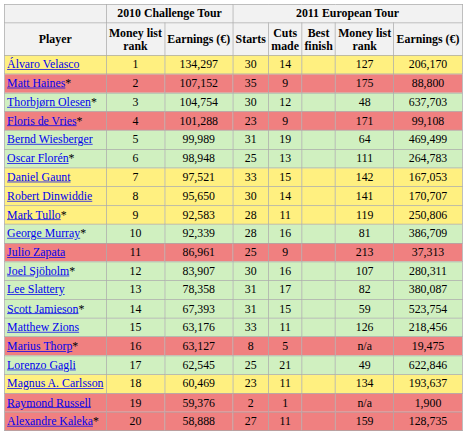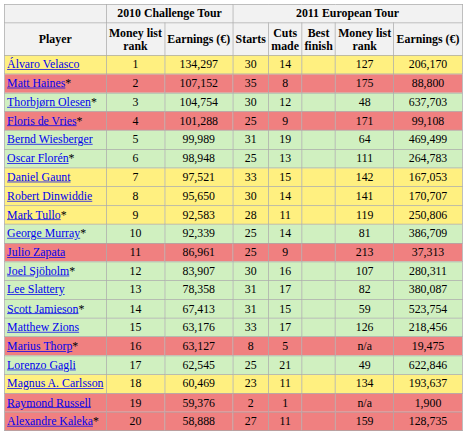(285, 83) 9 -> (285, 83) 8
(251, 121) 23 -> (251, 121) 25
(251, 233) 28 -> (251, 233) 25
(285, 233) 16 -> (285, 233) 14
(199, 308) 67,393 -> (199, 308) 67,413
(285, 327) 11 -> (285, 327) 17
